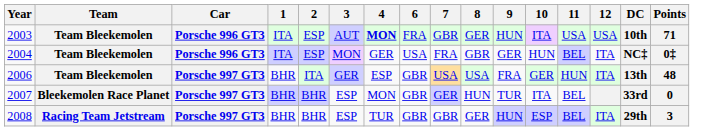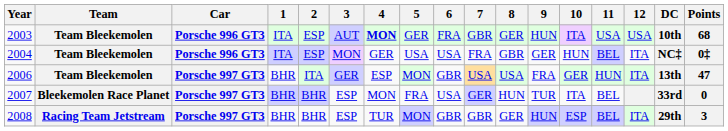+ column: (416, 14)
(670, 35) 71 -> (704, 35) 68
(670, 75) 48 -> (704, 75) 47
(415, 95) GBR -> (449, 95) USA
